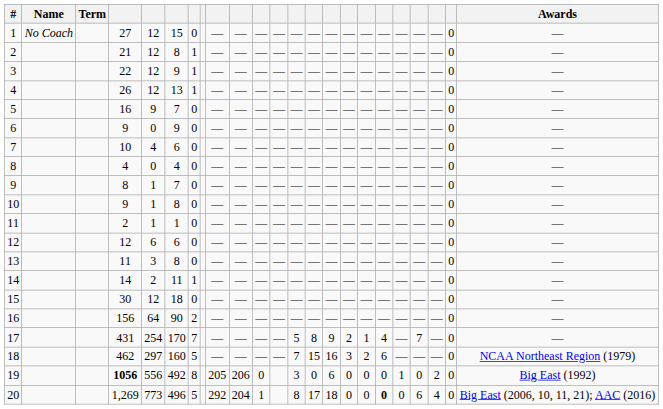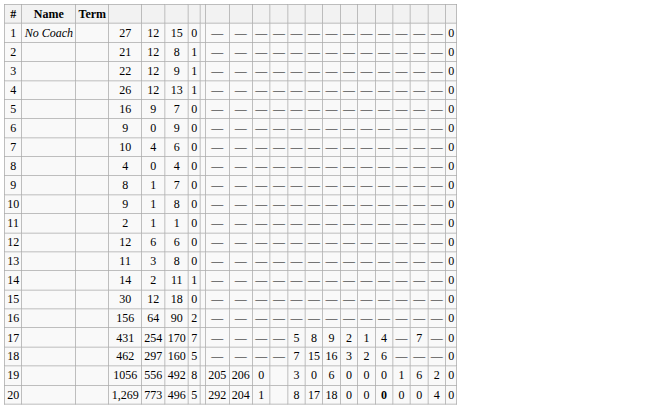- column: (557, 14)
(125, 375) bold -> (125, 375) normal
(419, 375) 0 -> (419, 375) 6
(419, 394) 6 -> (419, 394) 0
